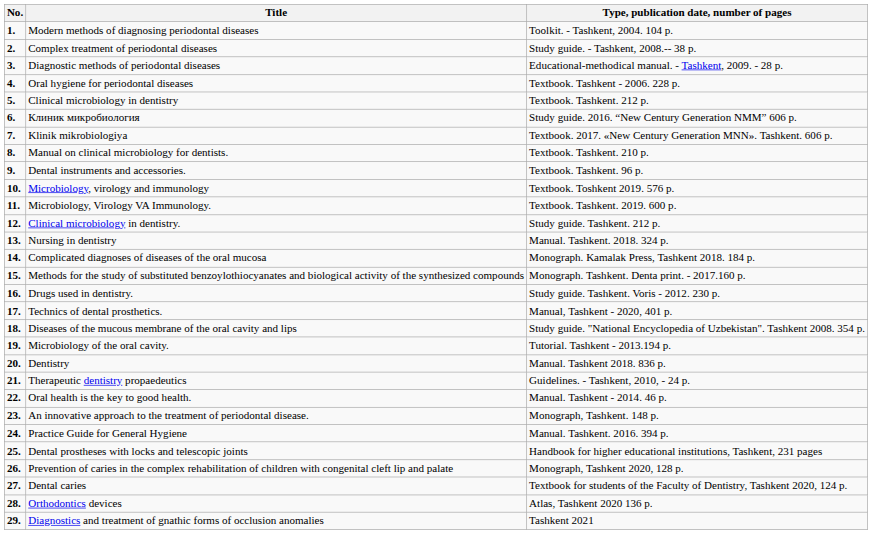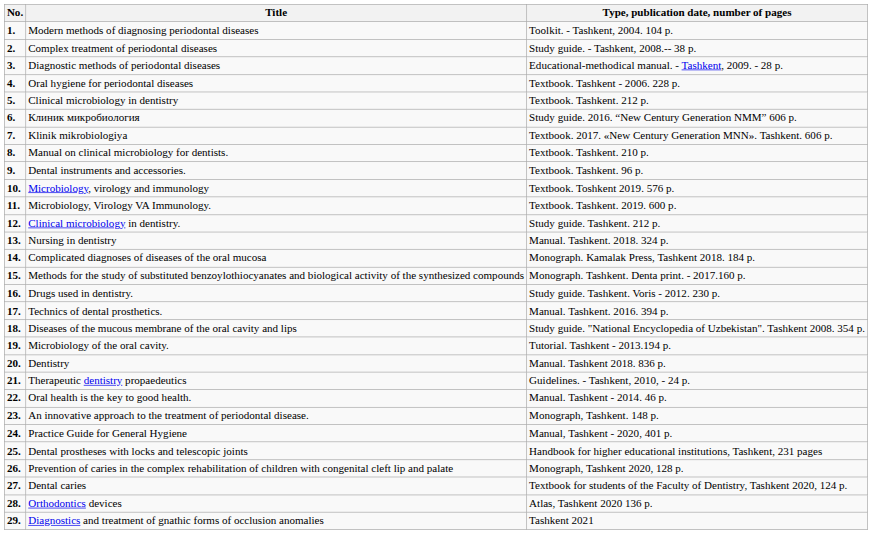(601, 310) Manual, Tashkent - 2020, 401 p. -> (599, 310) Manual. Tashkent. 2016. 394 p.
(599, 433) Manual. Tashkent. 2016. 394 p. -> (601, 433) Manual, Tashkent - 2020, 401 p.
